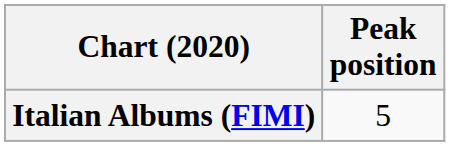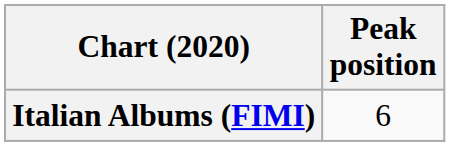(383, 114) 5 -> (383, 114) 6
